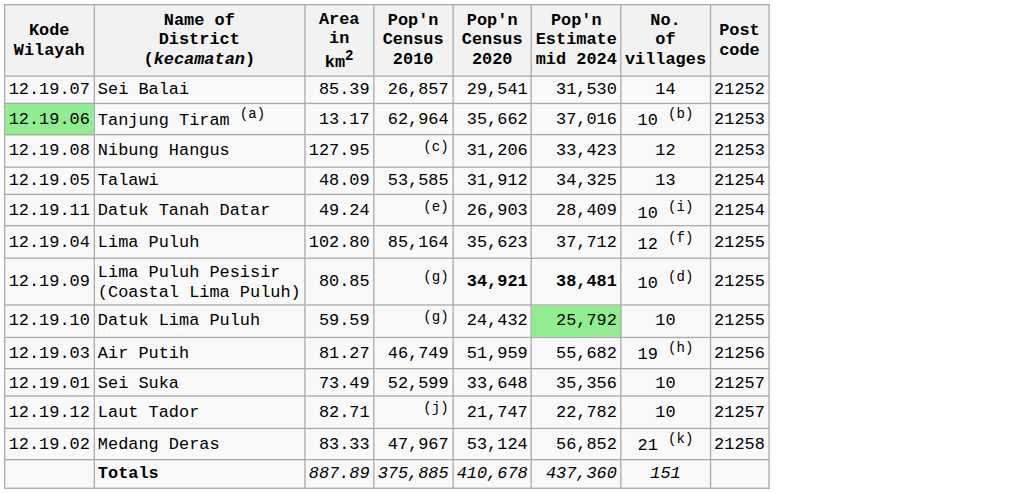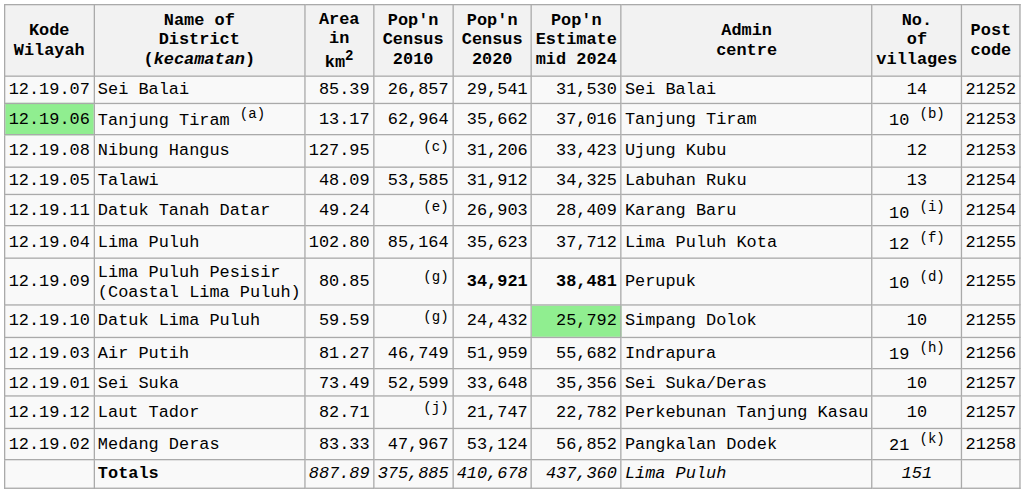+ column: (747, 40)
